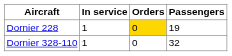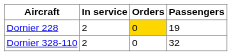(85, 27) 1 -> (85, 27) 2
(85, 43) 1 -> (85, 43) 2
